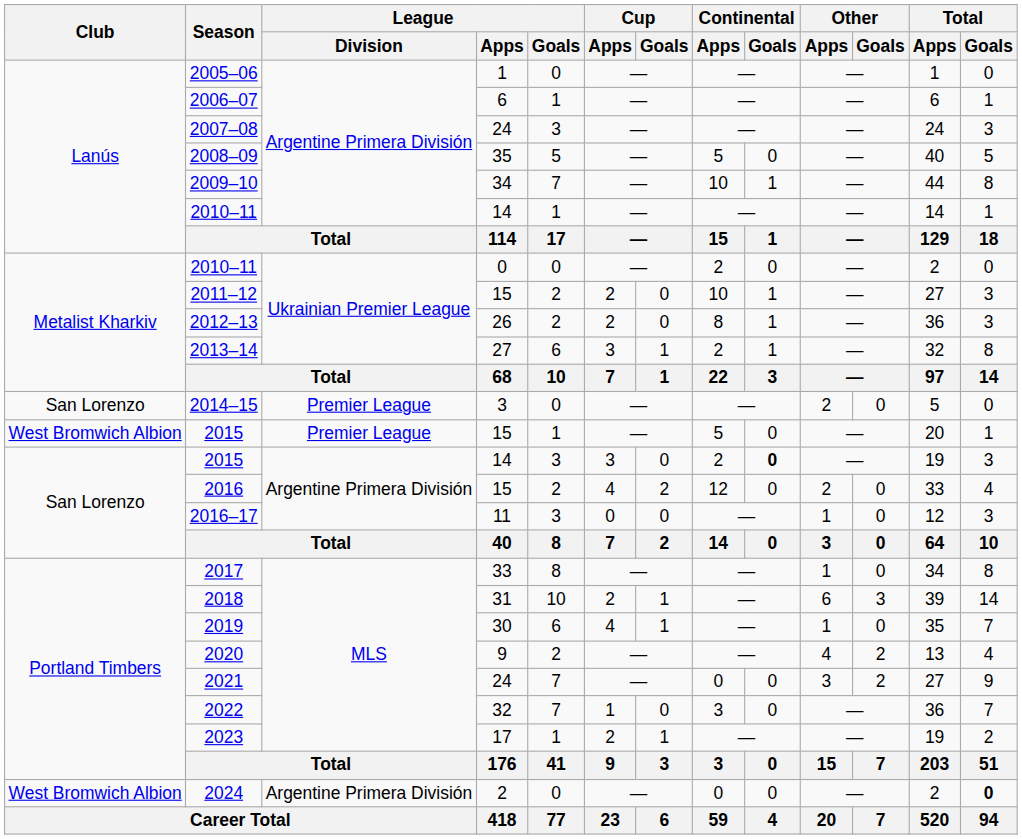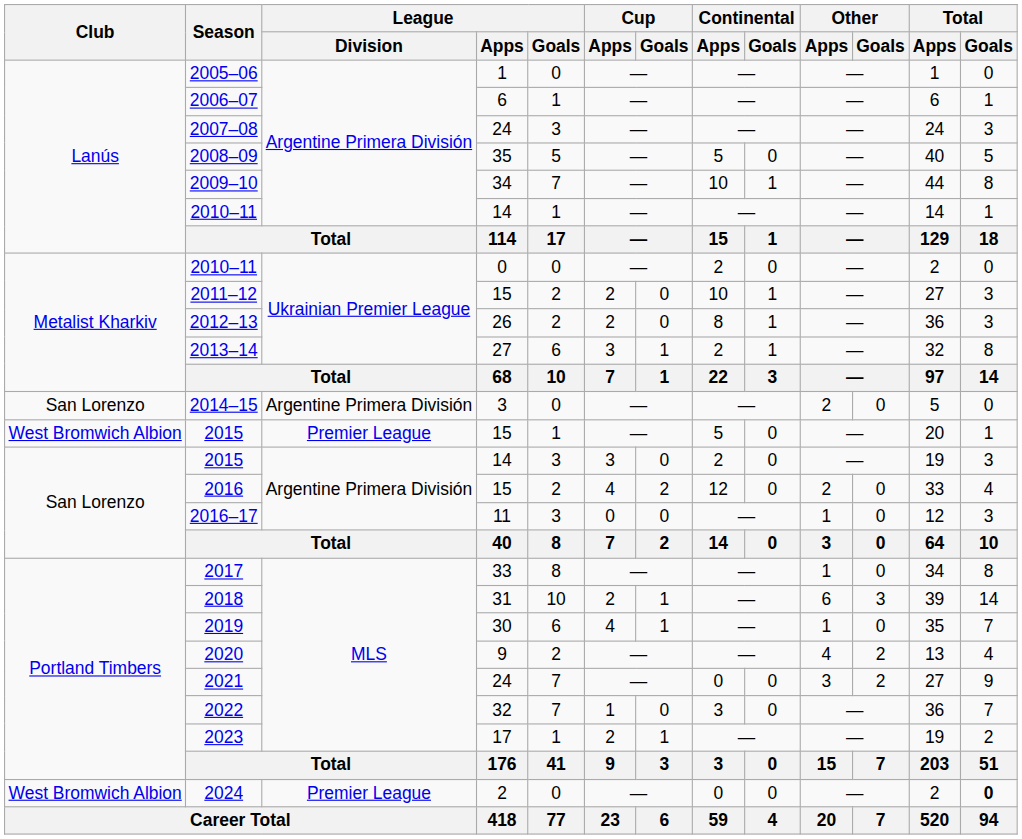(369, 405) Premier League -> (369, 405) Argentine Primera División
(772, 460) bold -> (772, 460) normal
(369, 792) Argentine Primera División -> (369, 792) Premier League
